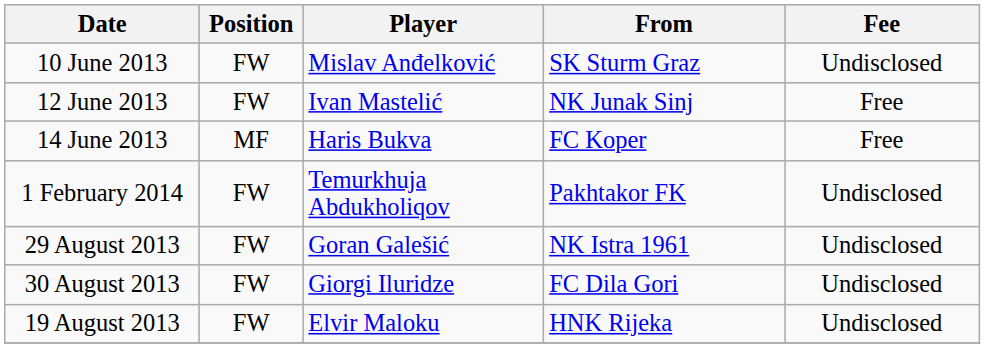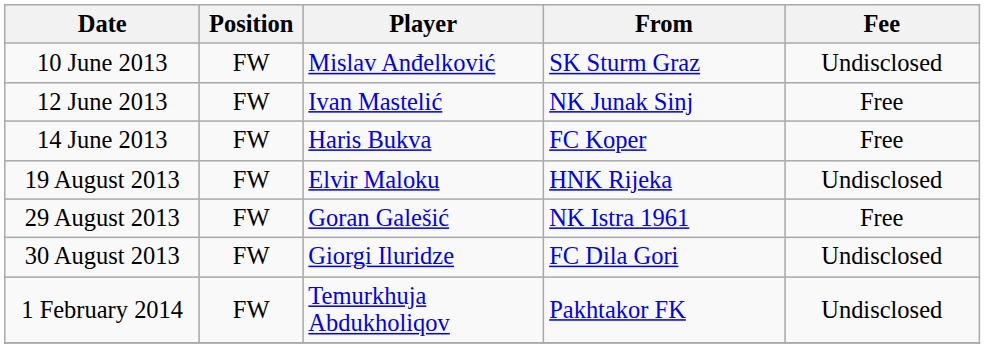(251, 140) MF -> (251, 140) FW
rows swapped: (102, 323) <-> (102, 192)
(882, 245) Undisclosed -> (882, 218) Free
